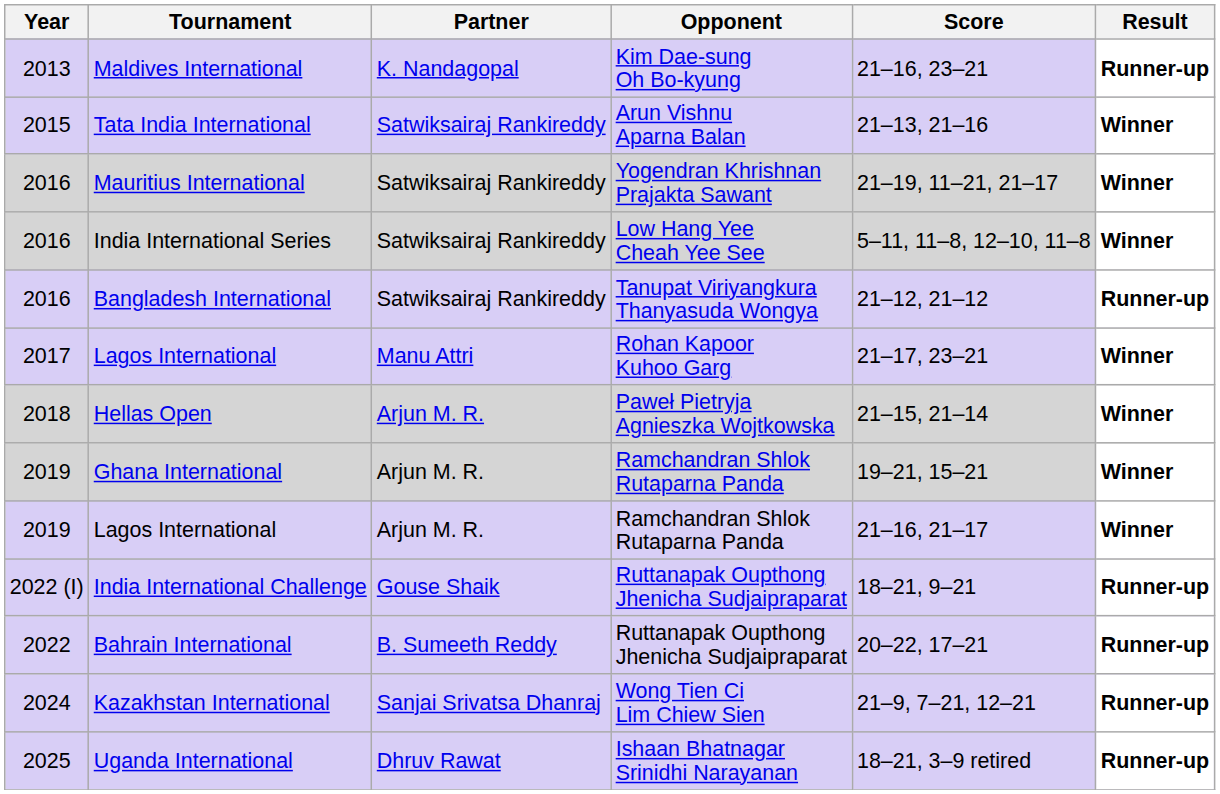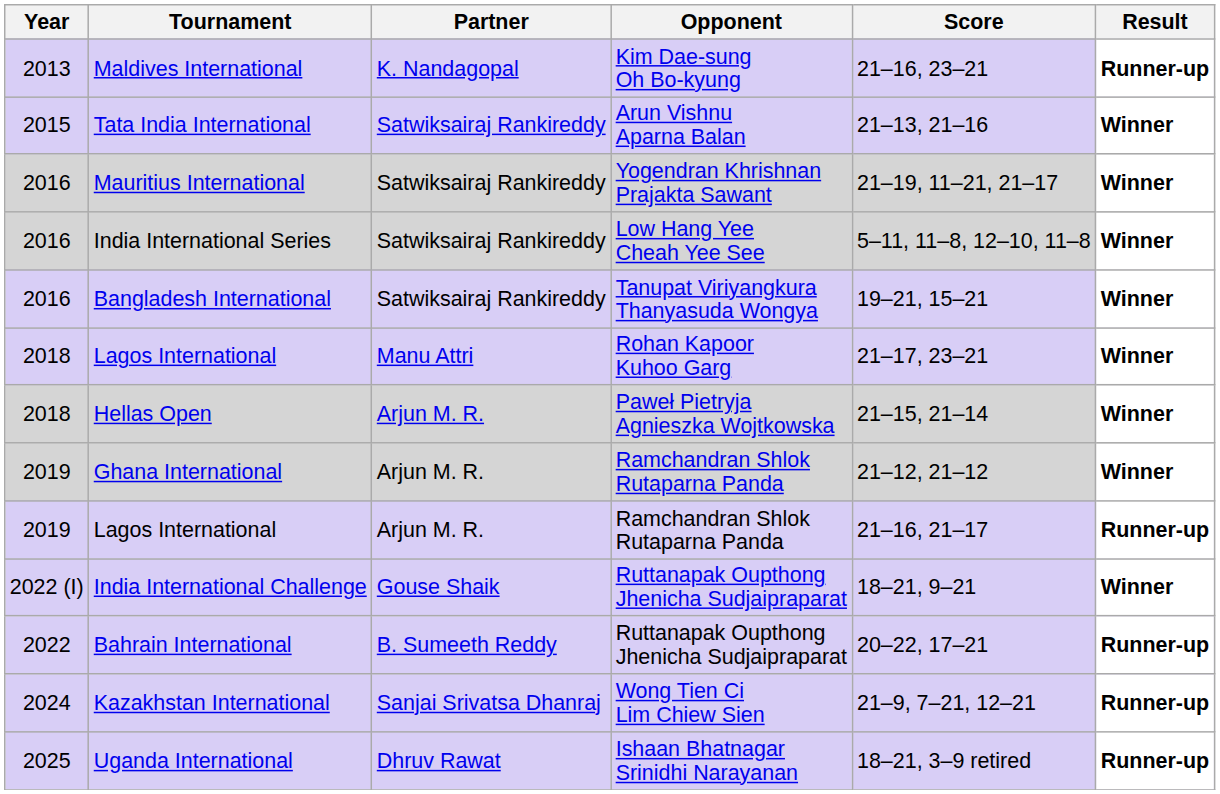(923, 299) 21–12, 21–12 -> (923, 299) 19–21, 15–21
(1155, 299) Runner-up -> (1137, 299) Winner
(47, 357) 2017 -> (47, 357) 2018
(923, 472) 19–21, 15–21 -> (923, 472) 21–12, 21–12
(1137, 530) Winner -> (1155, 530) Runner-up
(1155, 588) Runner-up -> (1137, 588) Winner
